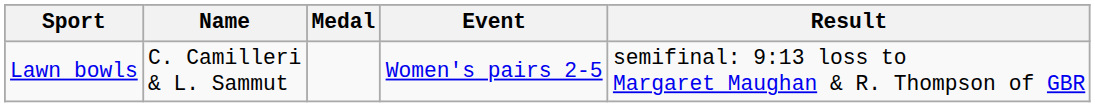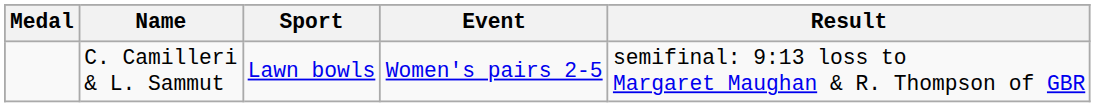columns swapped: (343, 22) <-> (74, 22)
